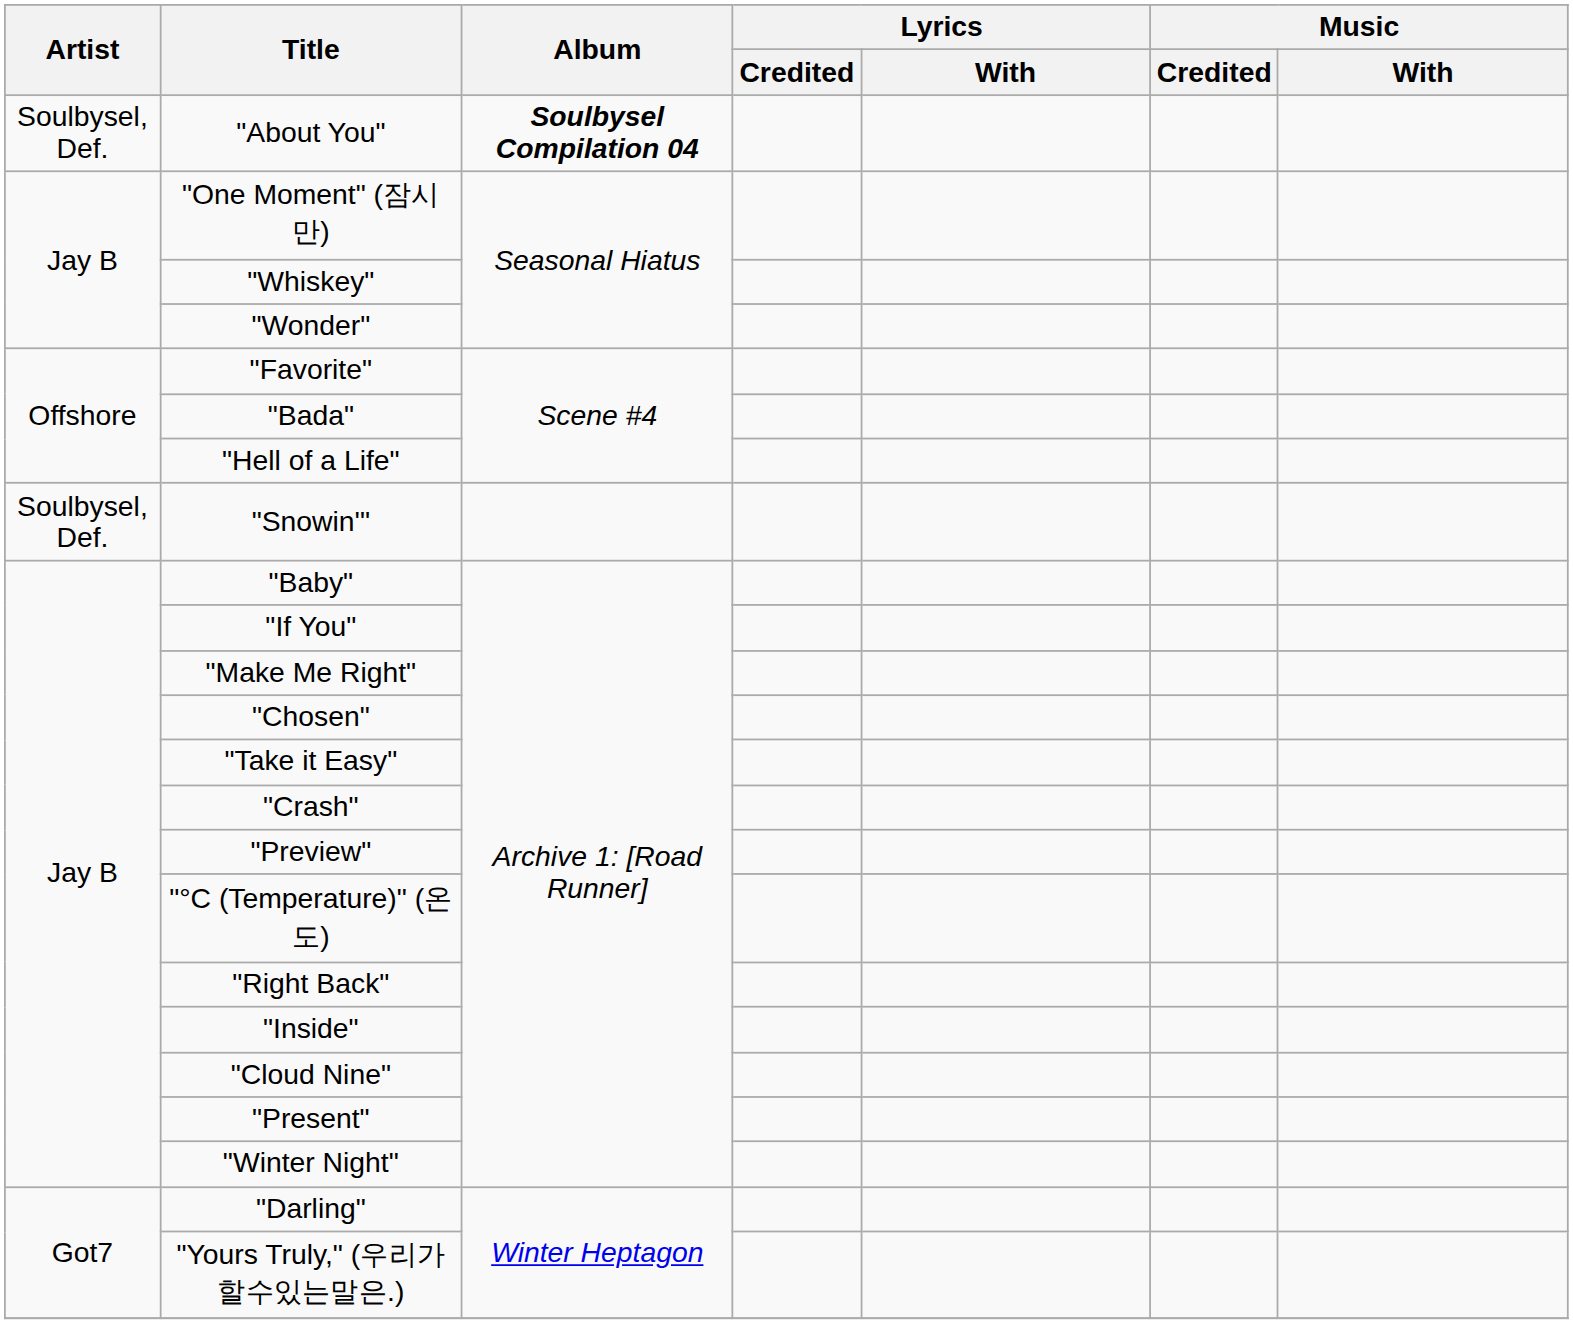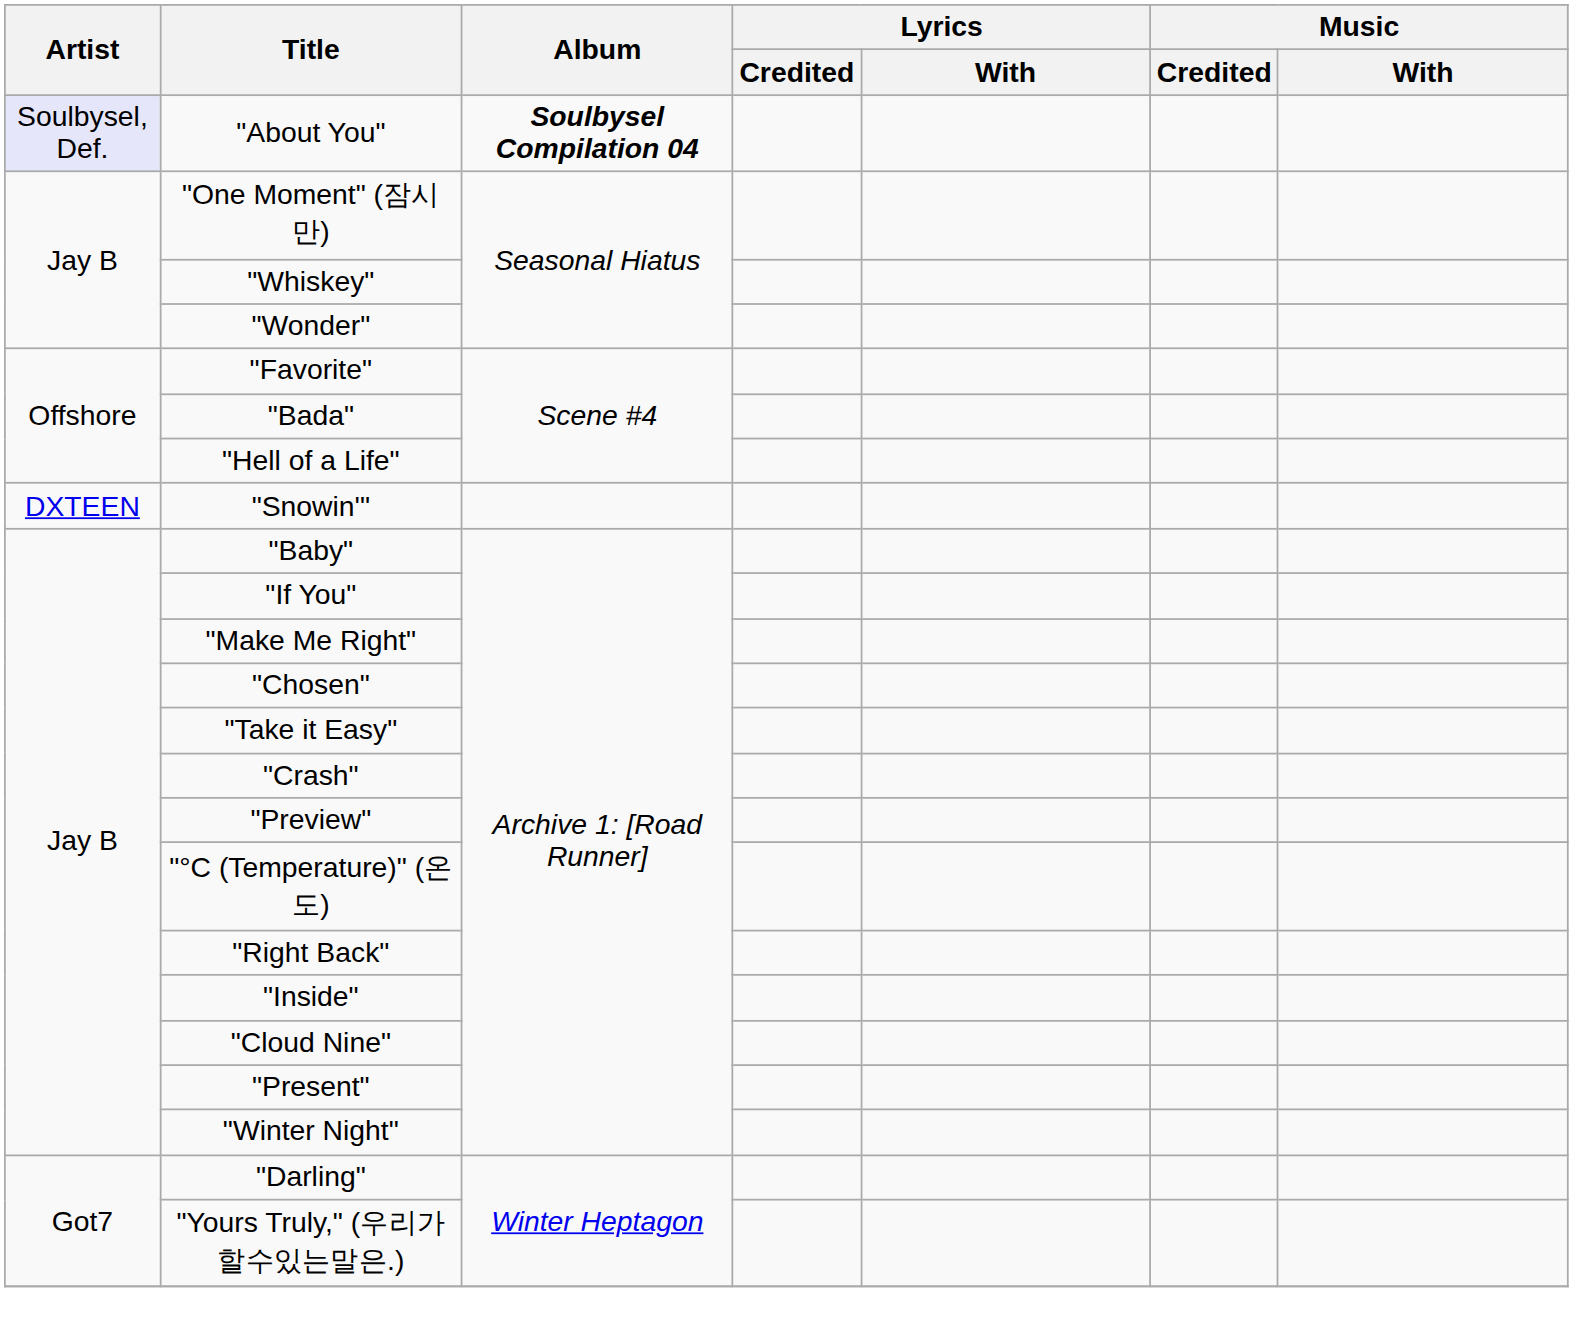(82, 132) no background -> (82, 132) lavender background
(82, 521) Soulbysel, Def. -> (82, 505) DXTEEN
